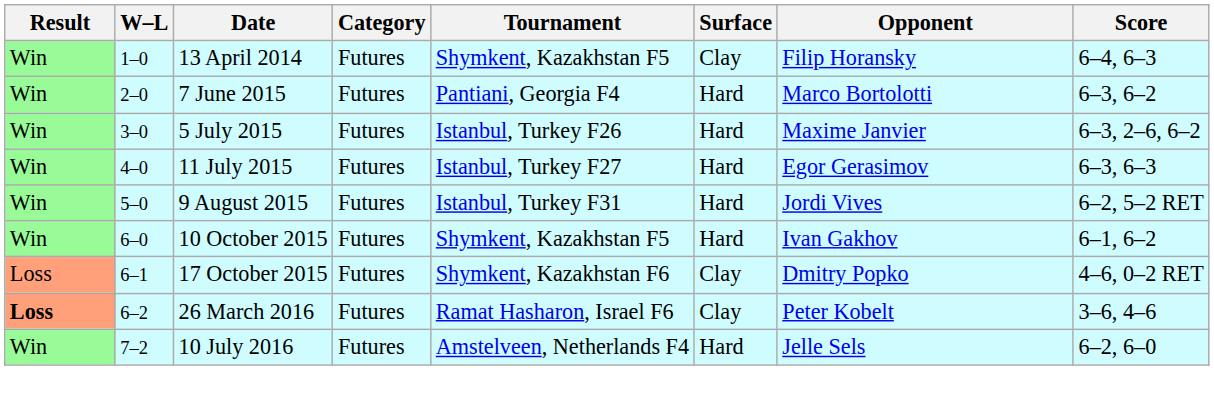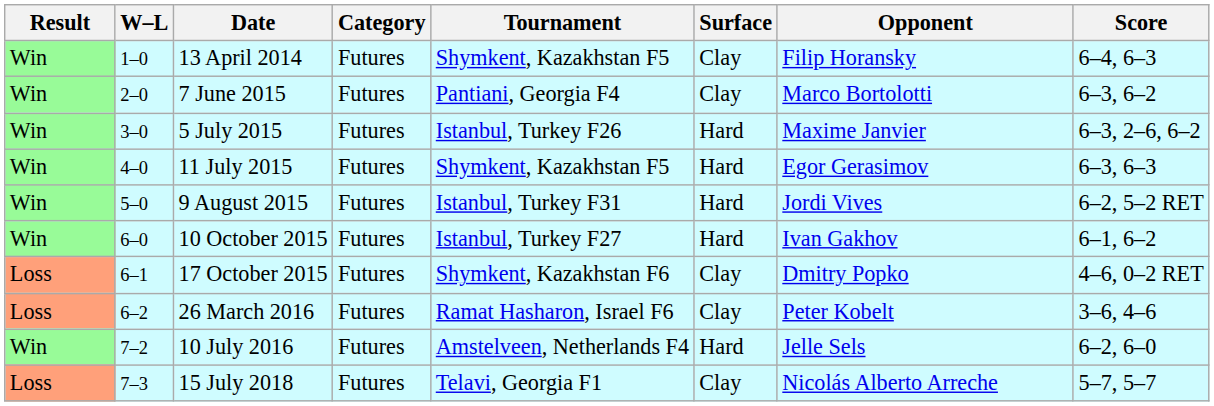(722, 94) Hard -> (720, 94) Clay
(529, 166) Istanbul, Turkey F27 -> (553, 166) Shymkent, Kazakhstan F5
(553, 238) Shymkent, Kazakhstan F5 -> (529, 238) Istanbul, Turkey F27
(31, 310) bold -> (31, 310) normal
+ row: (236, 382)
